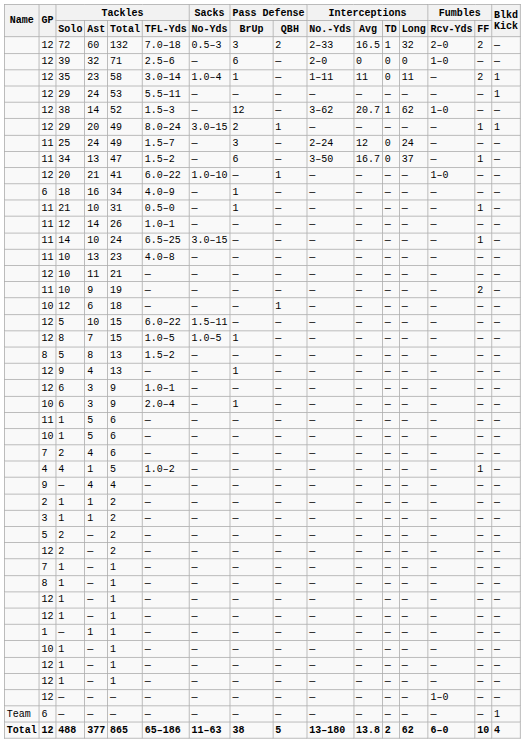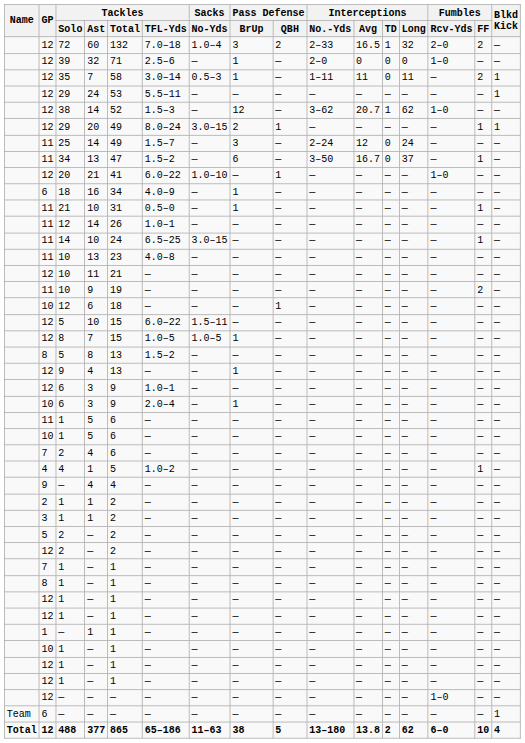(207, 45) 0.5–3 -> (207, 45) 1.0–4
(235, 61) 6 -> (235, 61) 1
(93, 78) 23 -> (90, 78) 7
(207, 78) 1.0–4 -> (207, 78) 0.5–3
(93, 143) 24 -> (93, 143) 14
